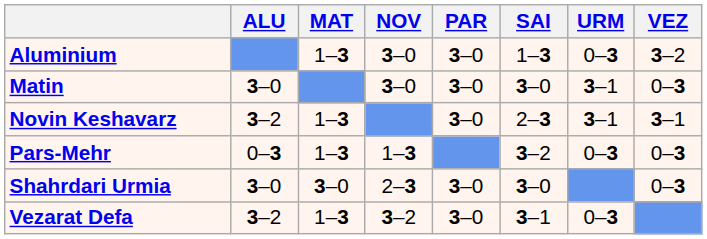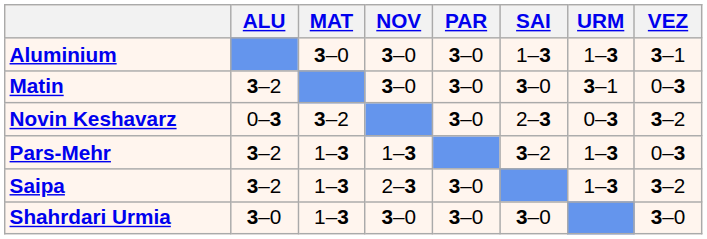(331, 54) 1–3 -> (331, 54) 3–0
(601, 54) 0–3 -> (601, 54) 1–3
(668, 54) 3–2 -> (668, 54) 3–1
(264, 87) 3–0 -> (264, 87) 3–2
(264, 120) 3–2 -> (264, 120) 0–3
(331, 120) 1–3 -> (331, 120) 3–2
(601, 120) 3–1 -> (601, 120) 0–3
(668, 120) 3–1 -> (668, 120) 3–2
(264, 153) 0–3 -> (264, 153) 3–2
(601, 153) 0–3 -> (601, 153) 1–3
+ row: (37, 185)
(331, 185) 3–0 -> (331, 218) 1–3
(399, 185) 2–3 -> (399, 218) 3–0
(668, 185) 0–3 -> (668, 218) 3–0
- row: (71, 218)
